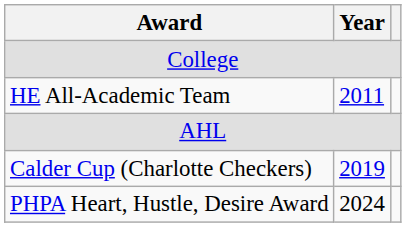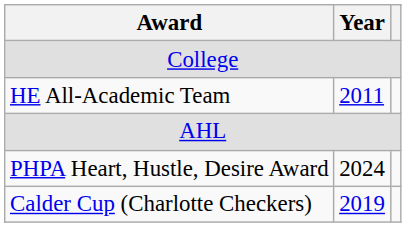rows swapped: (161, 167) <-> (169, 204)
